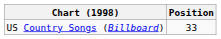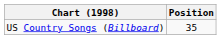(191, 27) 33 -> (191, 27) 35
